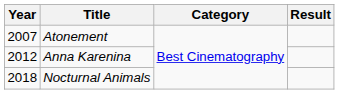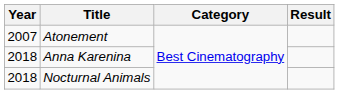(22, 57) 2012 -> (22, 57) 2018
